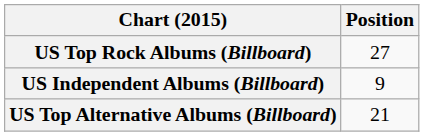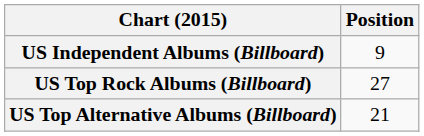rows swapped: (173, 83) <-> (173, 51)
